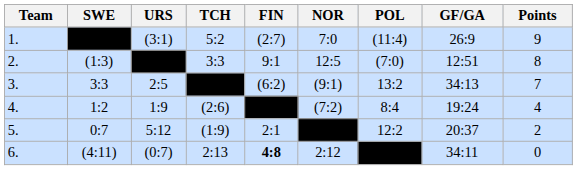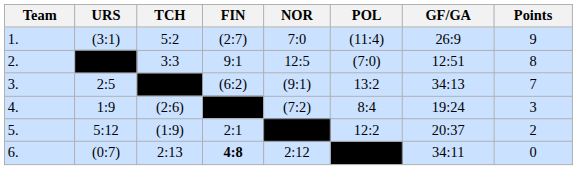- column: (99, 15)
(537, 107) 4 -> (533, 107) 3
